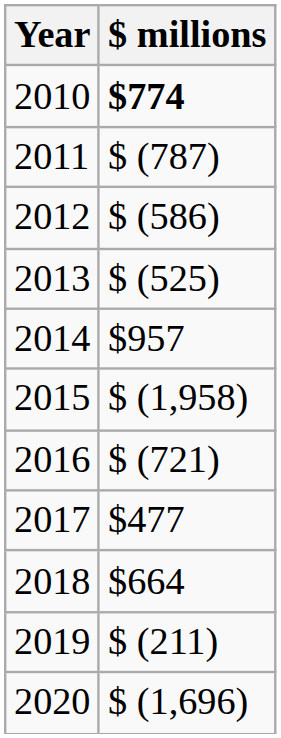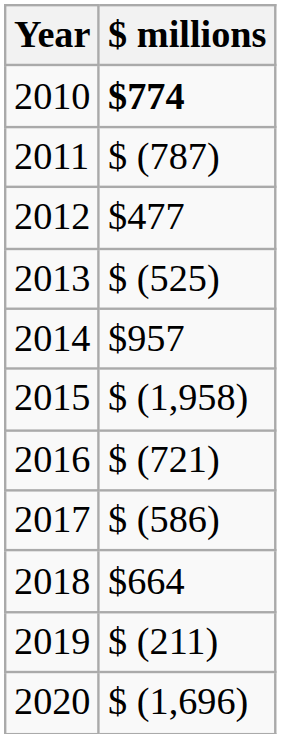(164, 216) $ (586) -> (146, 216) $477
(146, 519) $477 -> (164, 519) $ (586)
